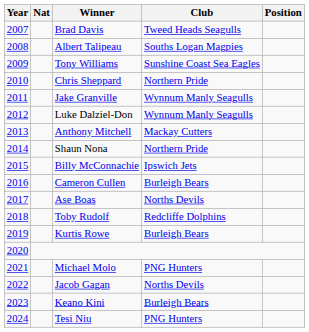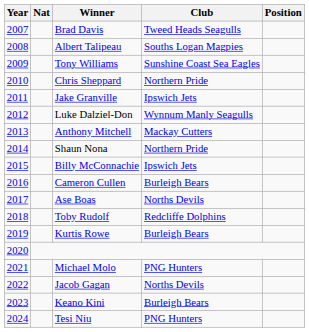(198, 98) Wynnum Manly Seagulls -> (170, 98) Ipswich Jets
